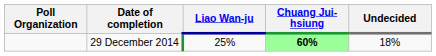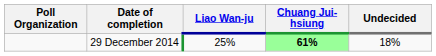(307, 42) 60% -> (307, 42) 61%
